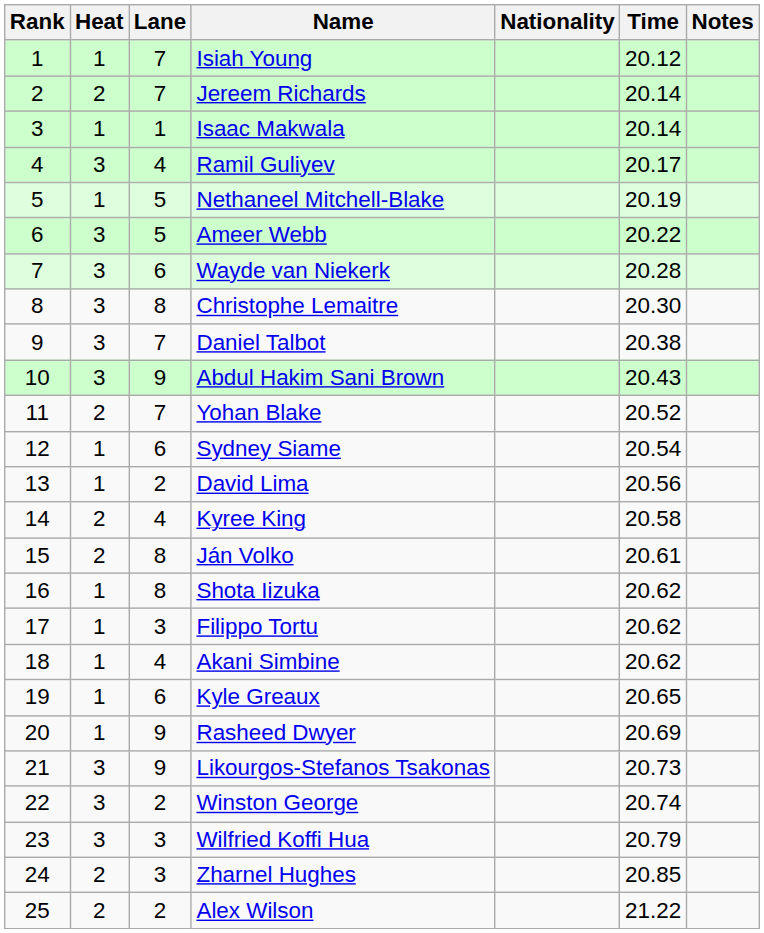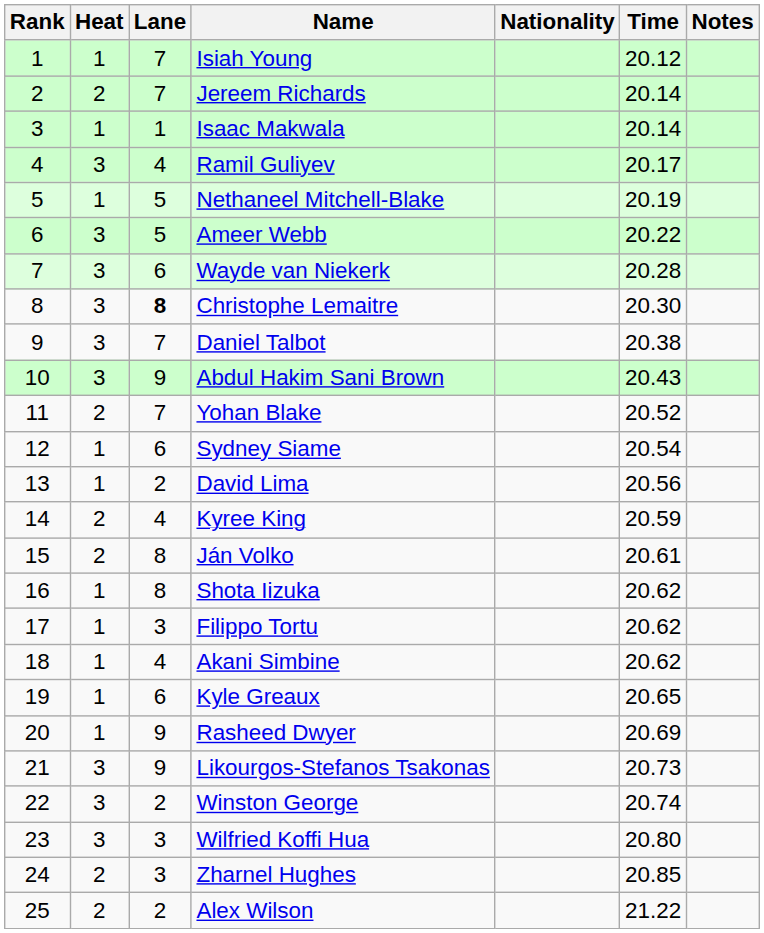(160, 306) normal -> (160, 306) bold
(653, 519) 20.58 -> (653, 519) 20.59
(653, 839) 20.79 -> (653, 839) 20.80
